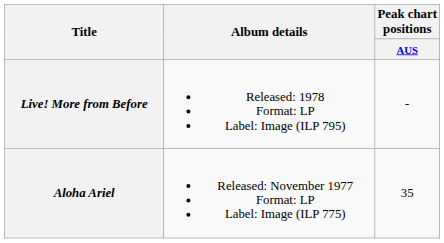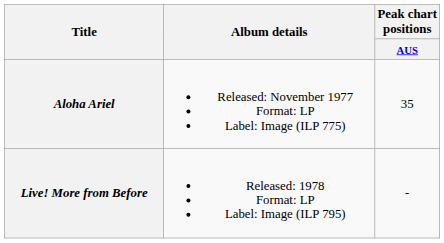rows swapped: (84, 193) <-> (84, 104)
